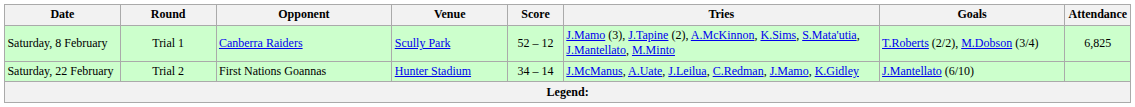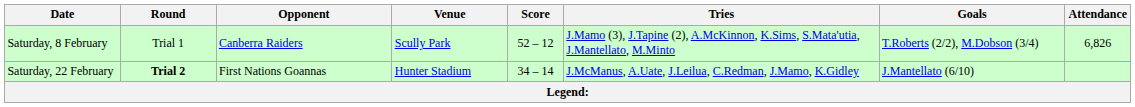(1098, 43) 6,825 -> (1098, 43) 6,826
(168, 71) normal -> (168, 71) bold
